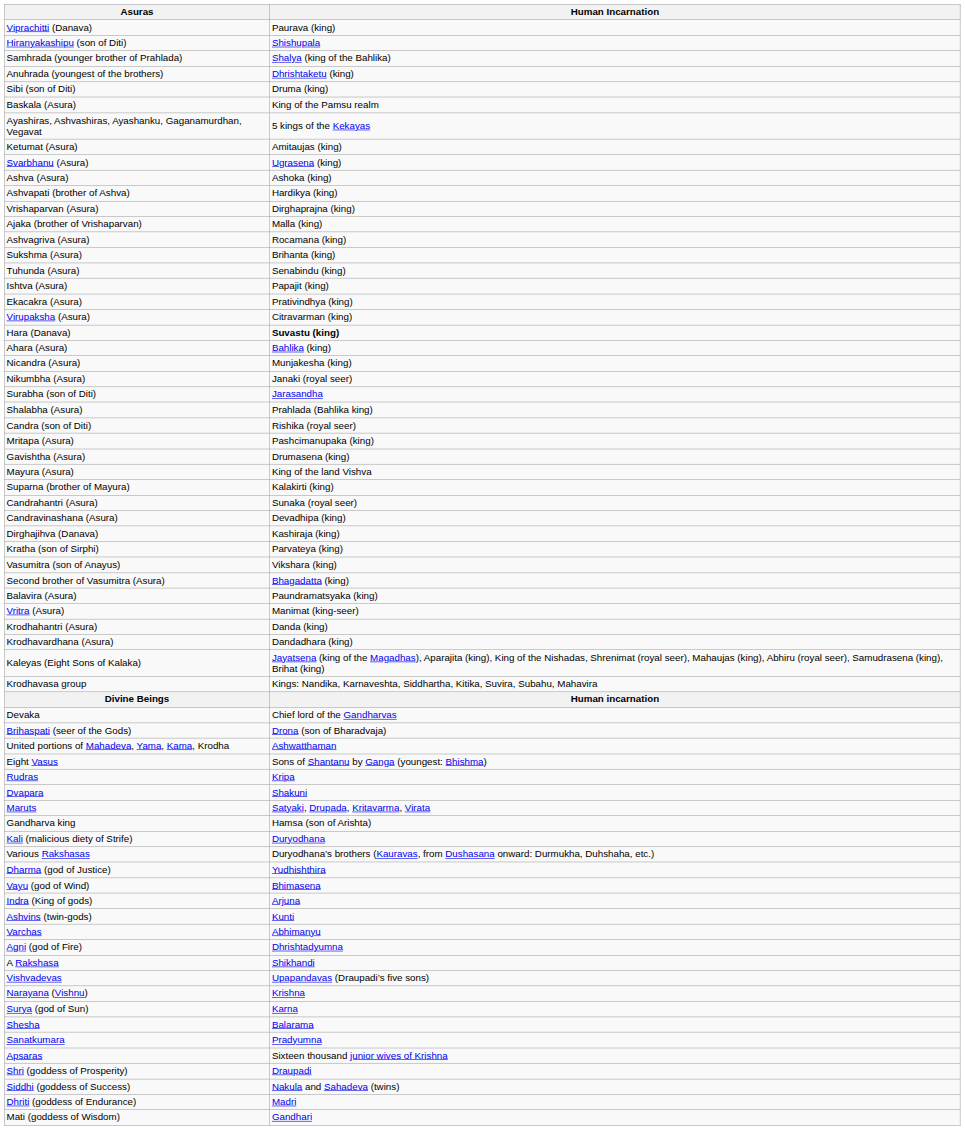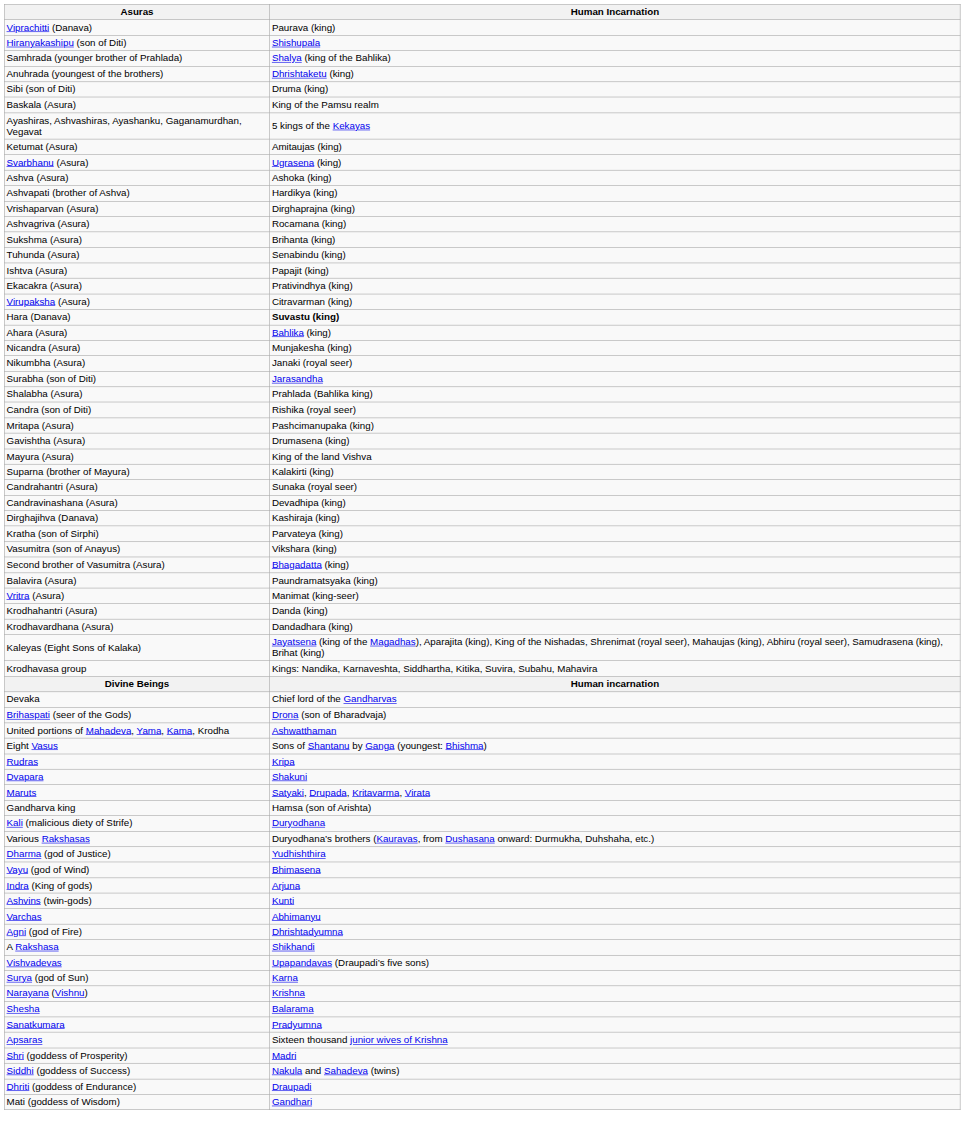- row: (74, 224)
rows swapped: (48, 1009) <-> (47, 993)
(292, 1071) Draupadi -> (284, 1055) Madri
(284, 1102) Madri -> (292, 1086) Draupadi
